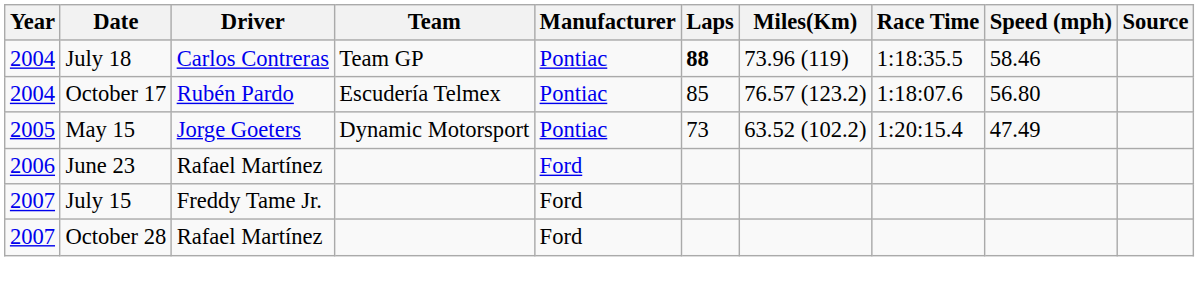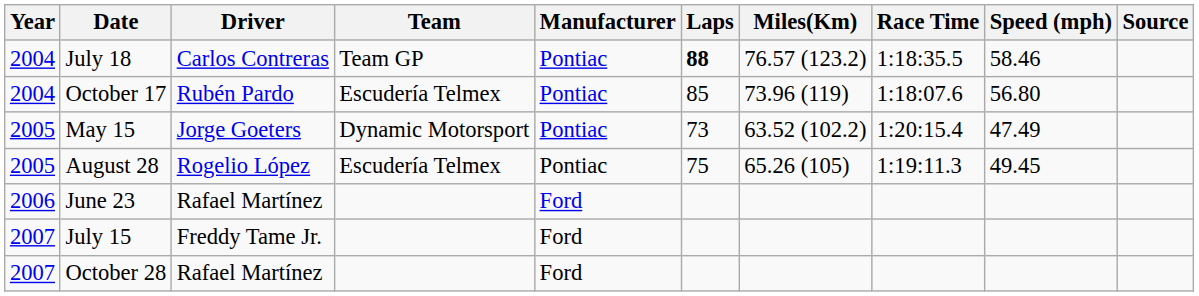(796, 58) 73.96 (119) -> (805, 58) 76.57 (123.2)
(805, 93) 76.57 (123.2) -> (796, 93) 73.96 (119)
+ row: (112, 165)
